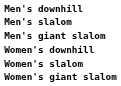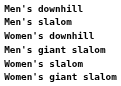rows swapped: (55, 36) <-> (49, 50)
